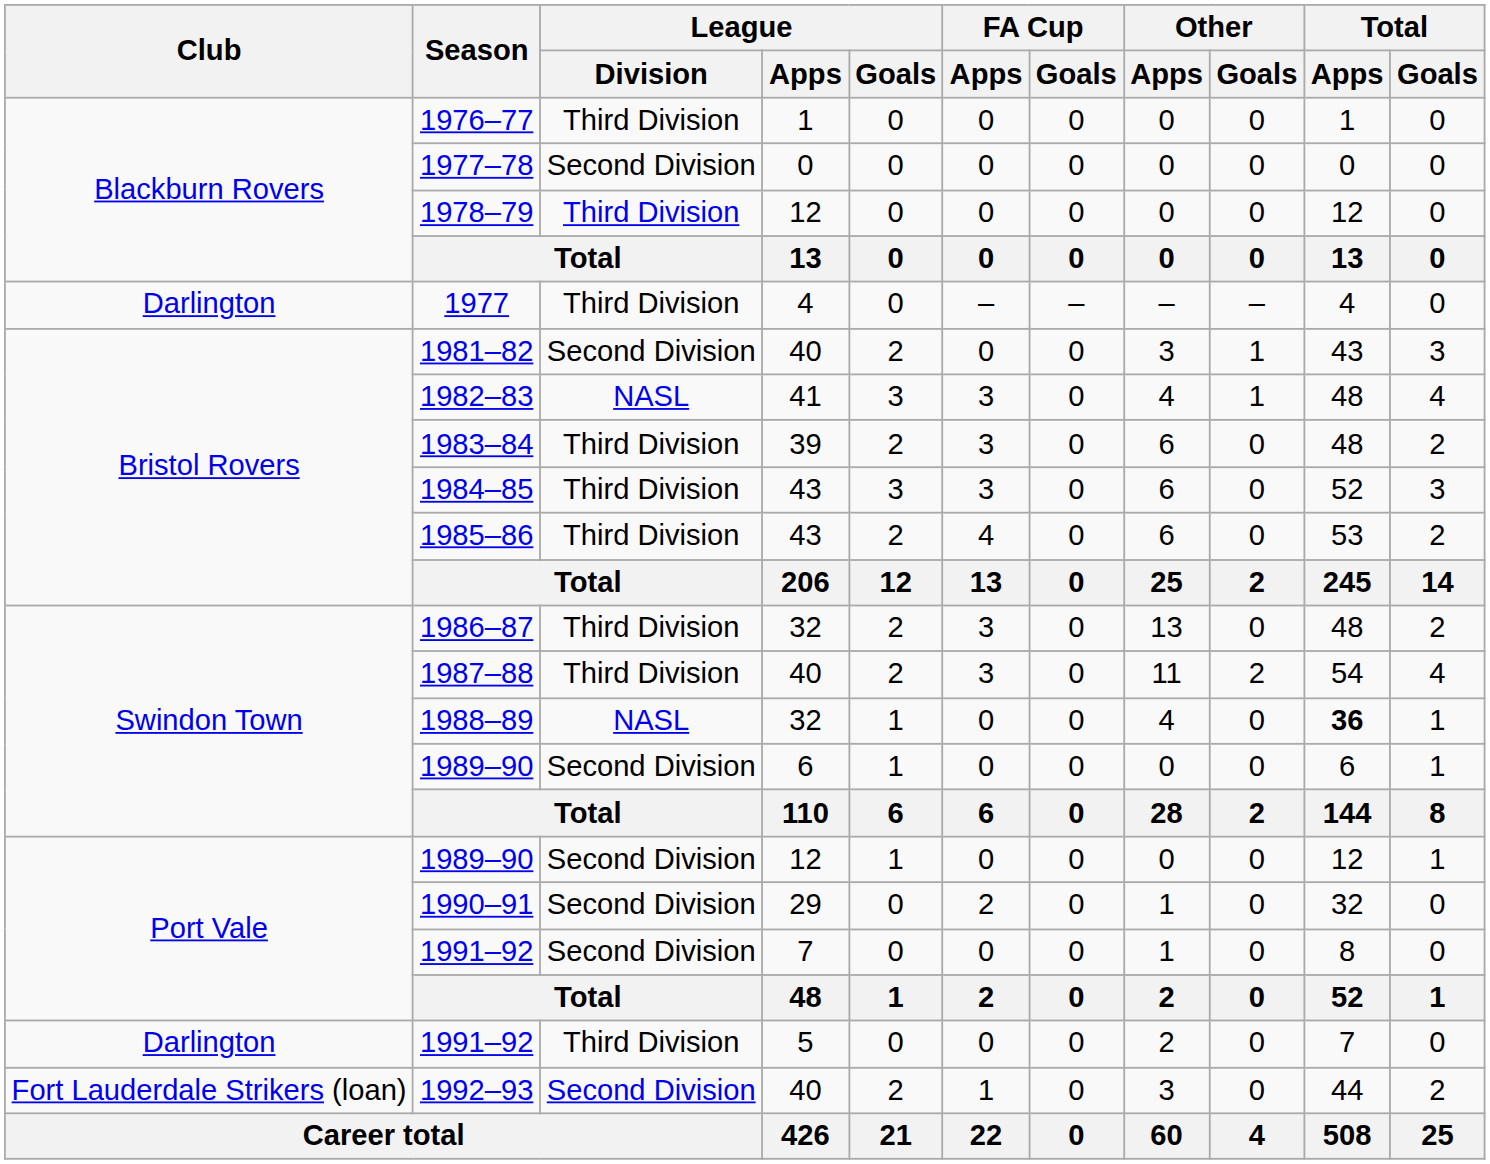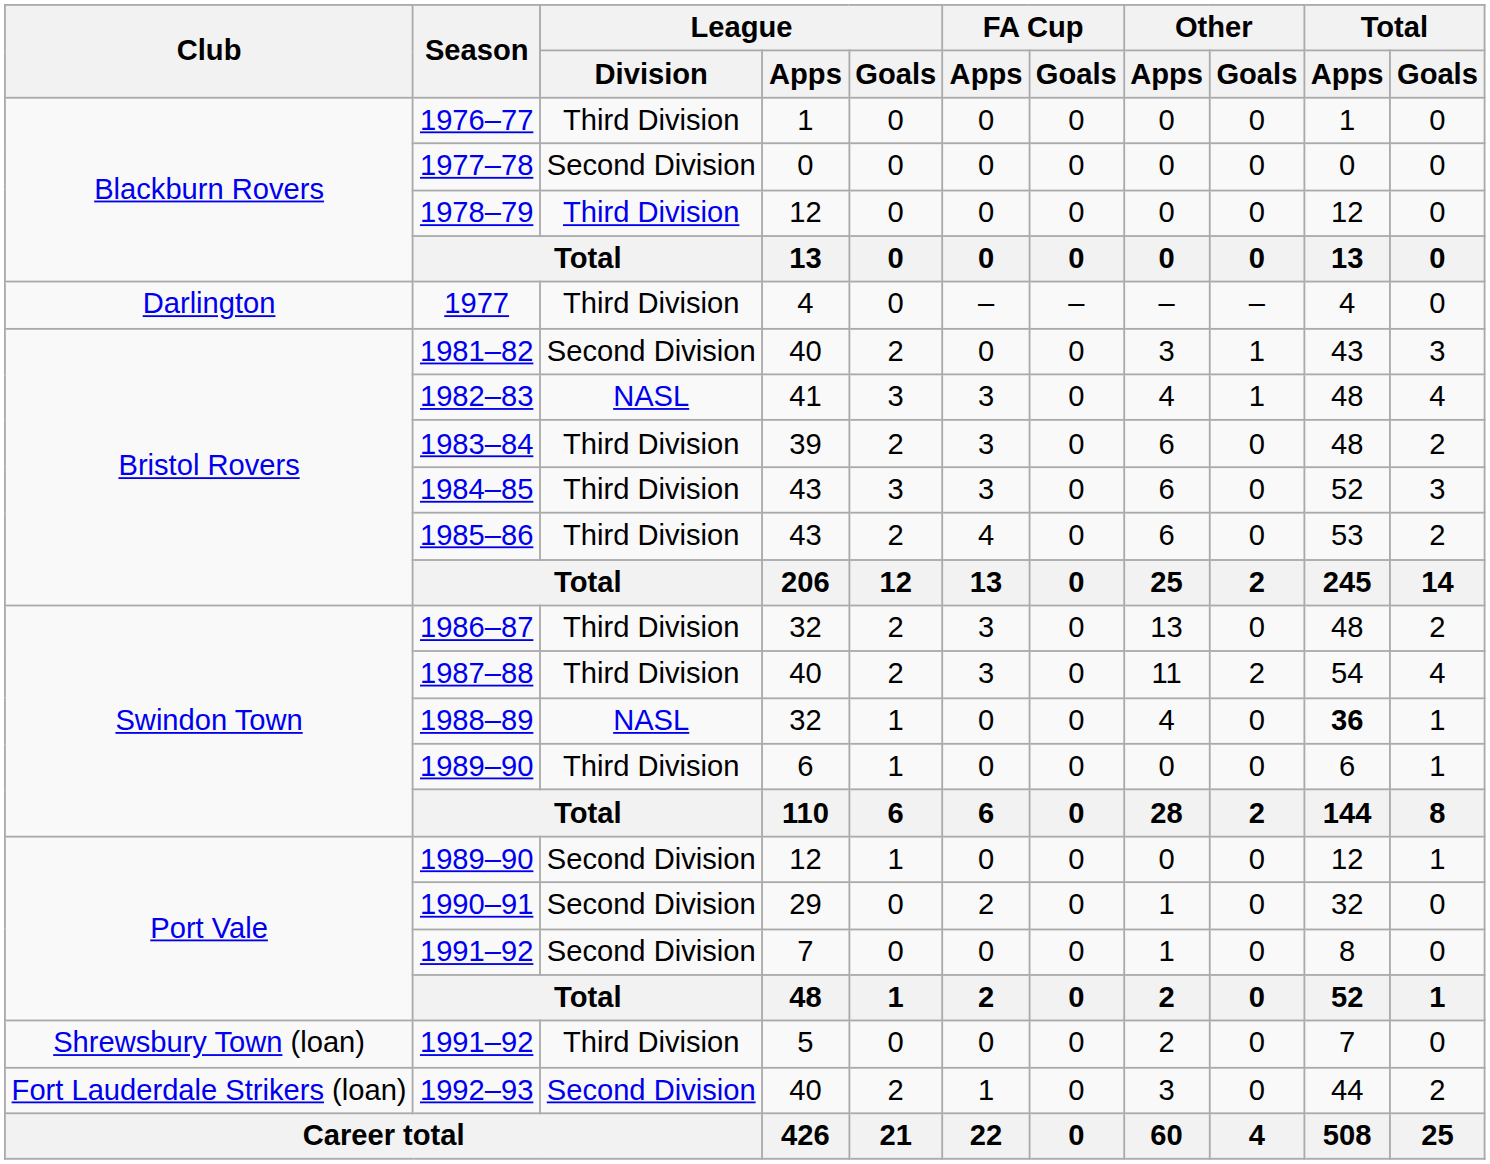(651, 766) Second Division -> (651, 766) Third Division
(209, 1043) Darlington -> (209, 1043) Shrewsbury Town (loan)
